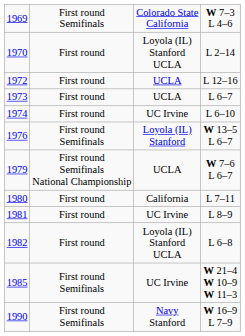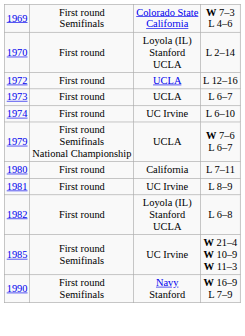- row: (17, 136)
